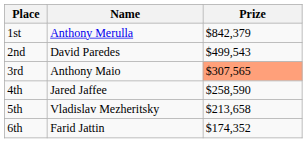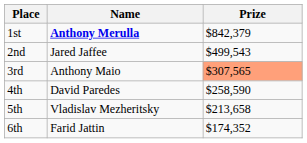(92, 33) normal -> (95, 33) bold
(85, 52) David Paredes -> (79, 52) Jared Jaffee
(79, 90) Jared Jaffee -> (85, 90) David Paredes
